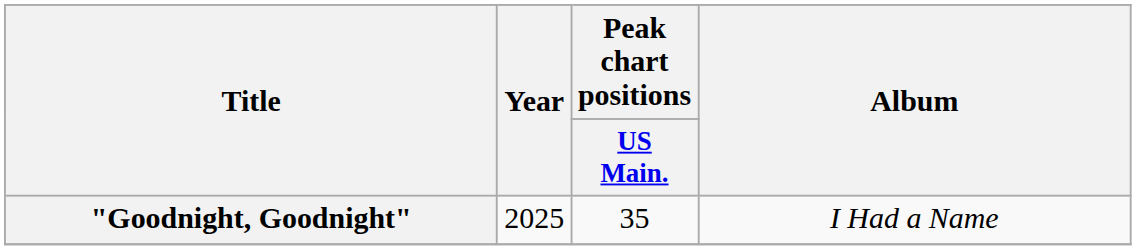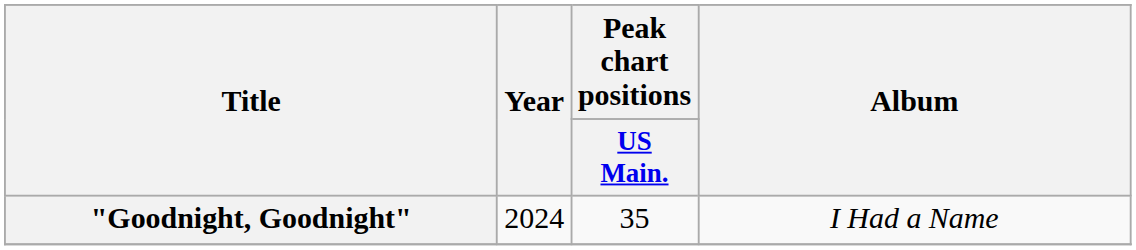(534, 219) 2025 -> (534, 219) 2024
